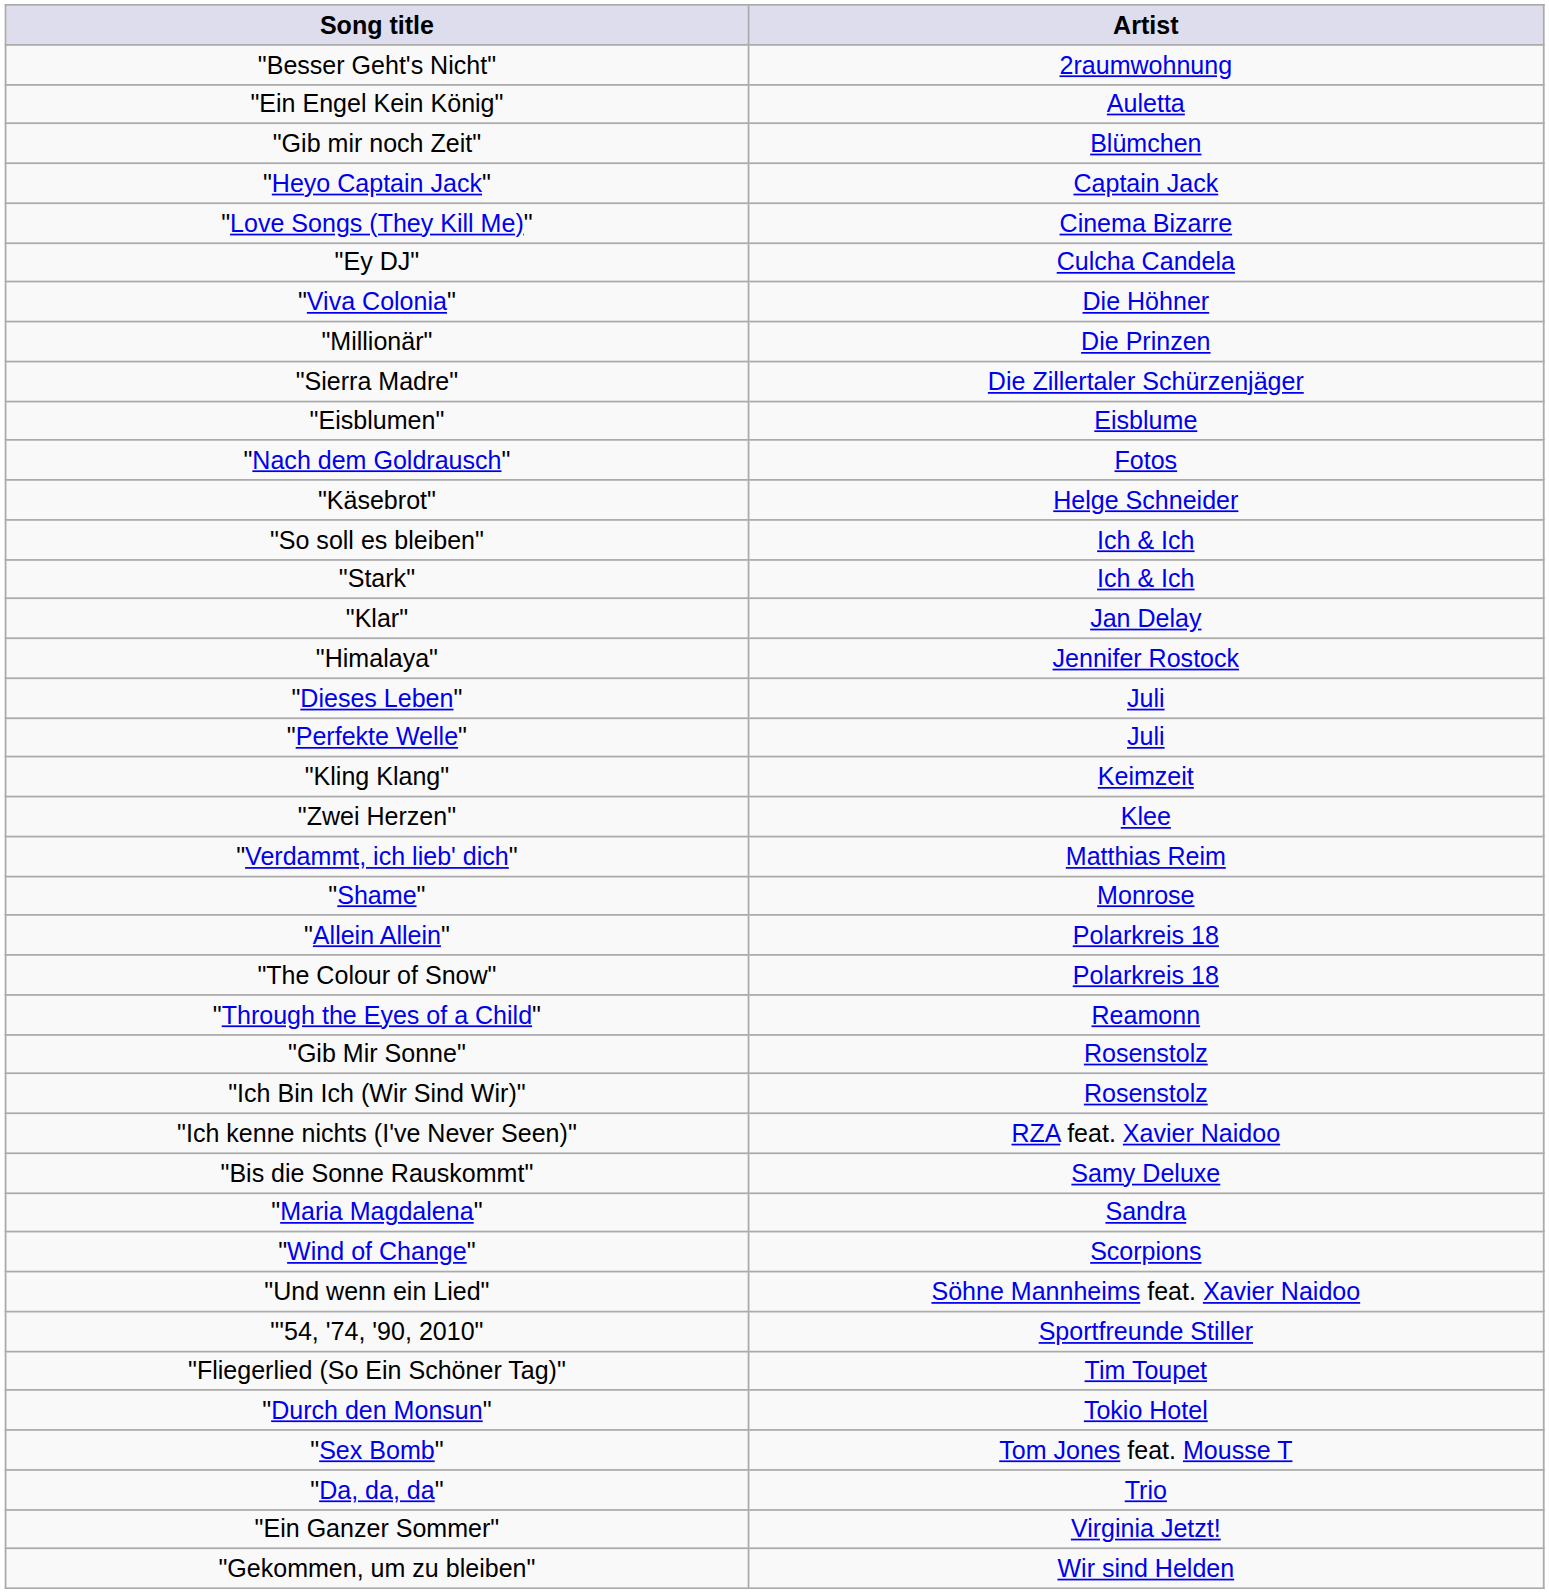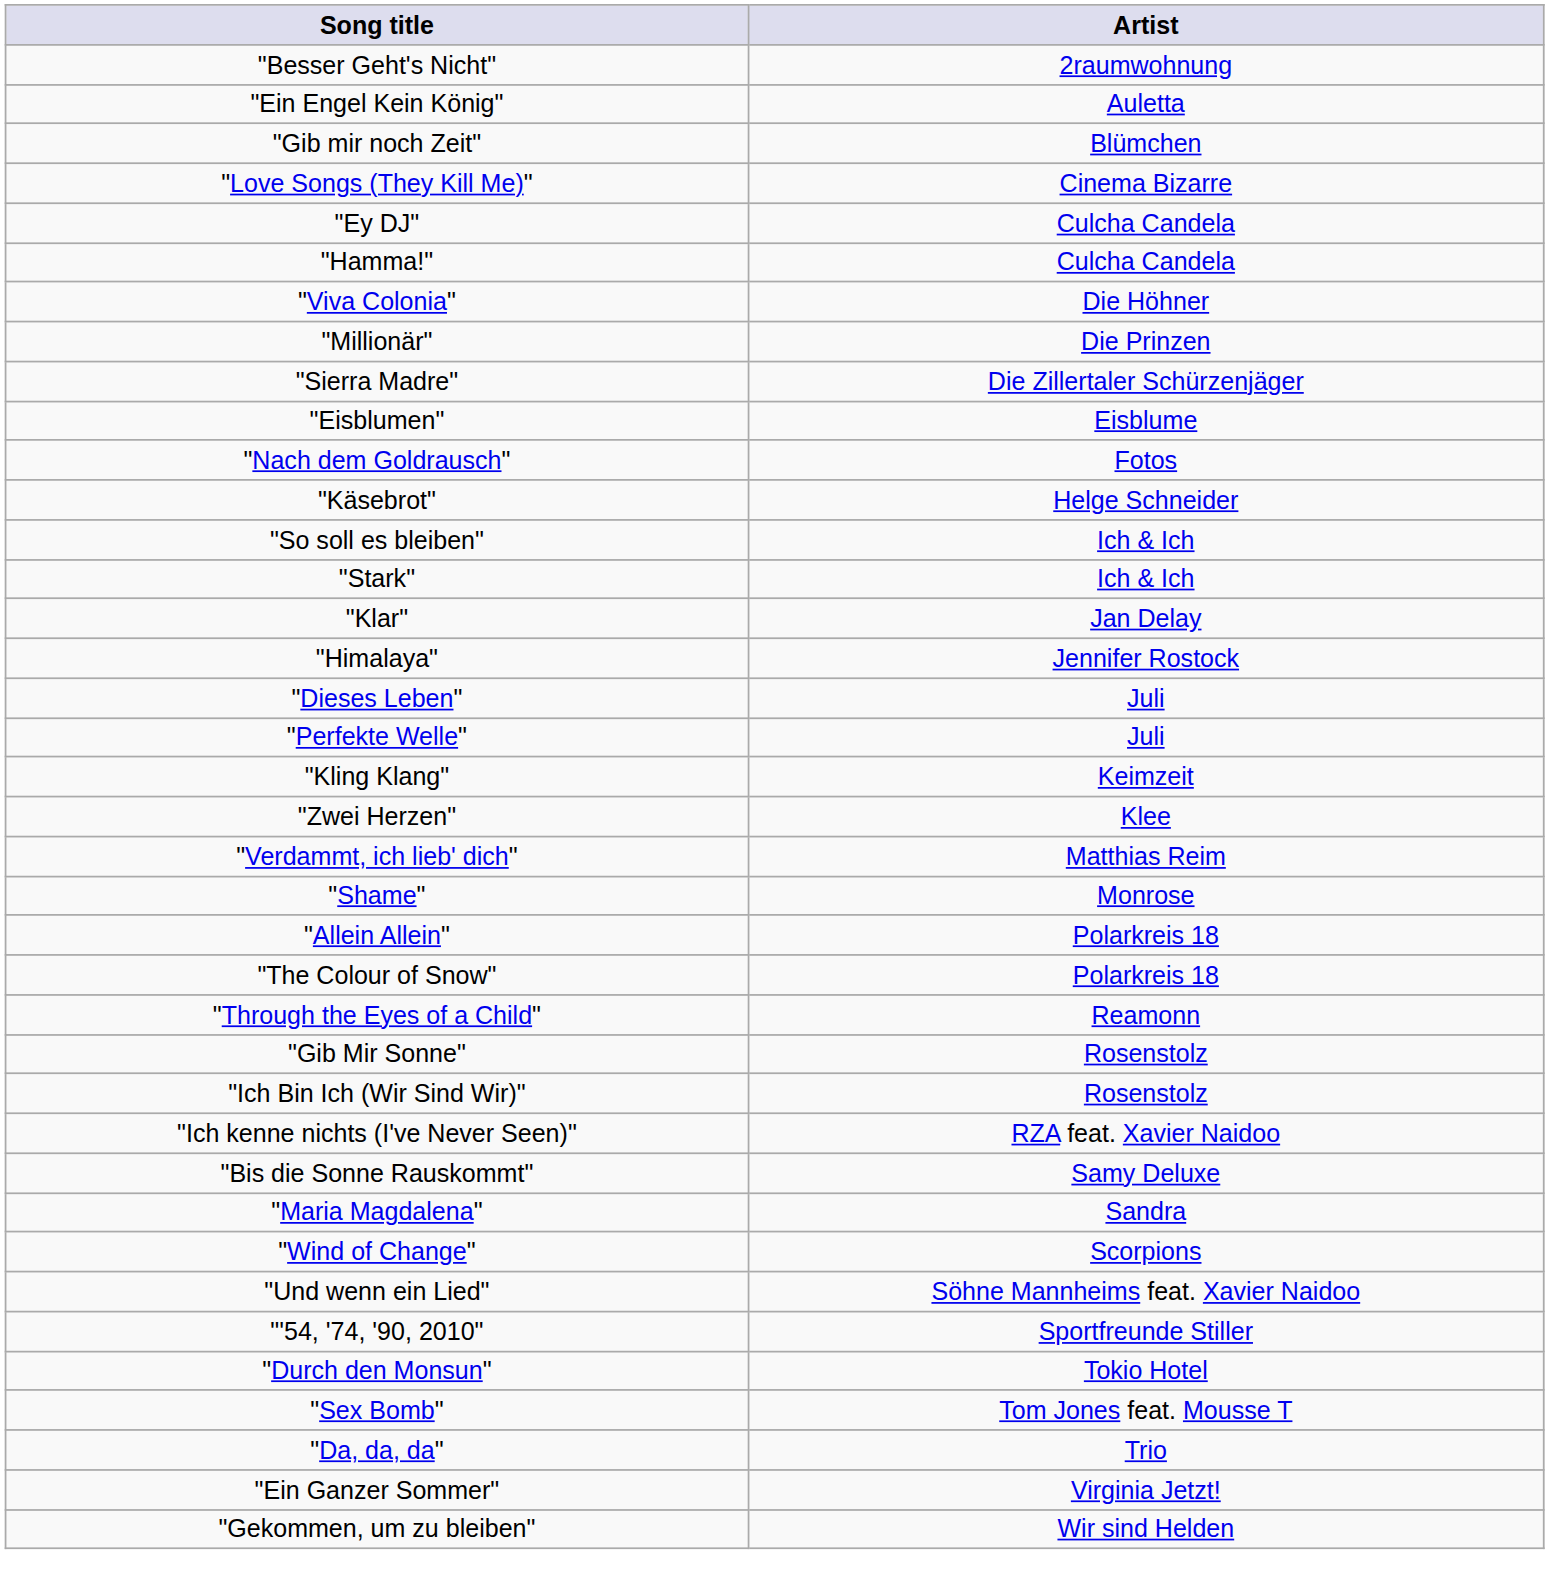- row: (377, 183)
+ row: (377, 262)
- row: (377, 1371)
